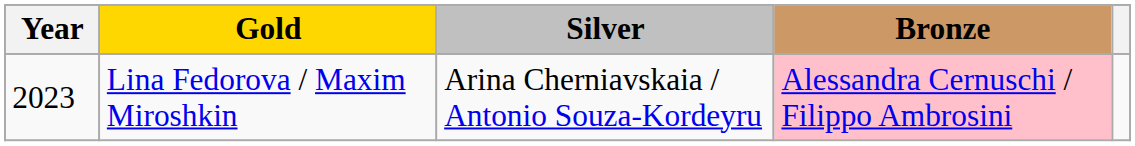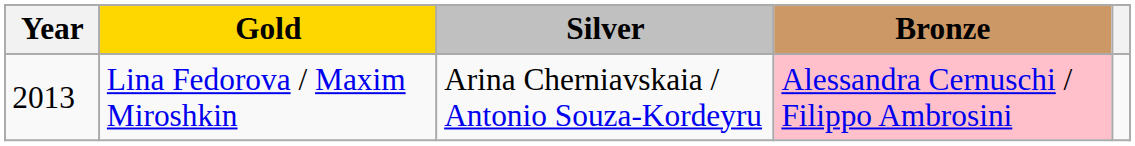(44, 96) 2023 -> (44, 96) 2013
